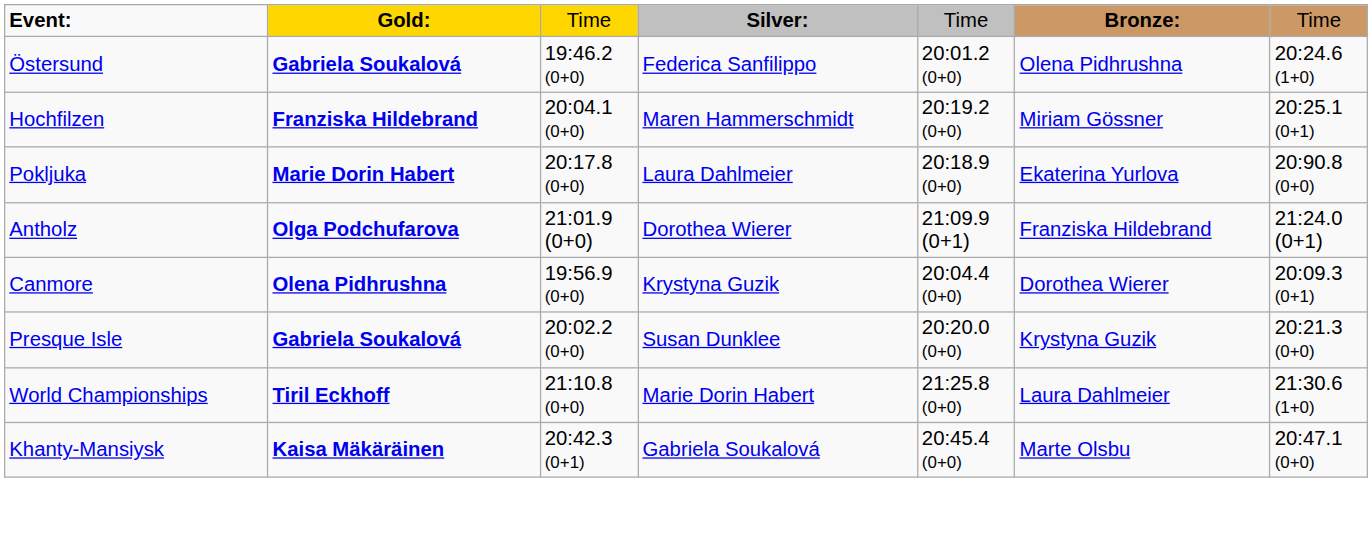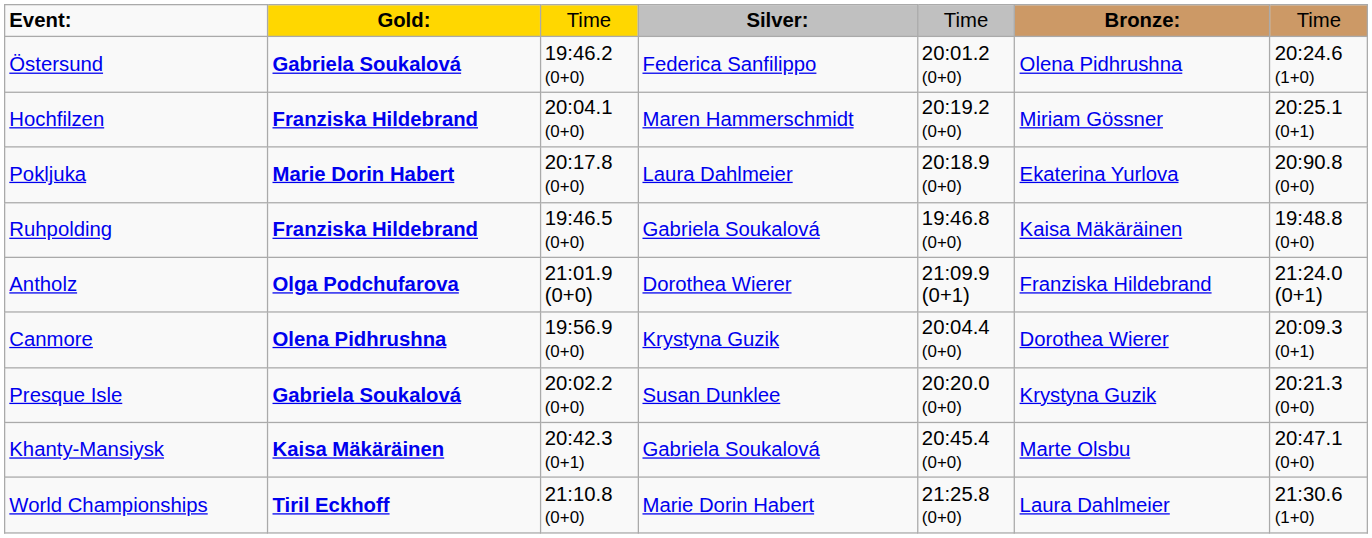+ row: (61, 229)
rows swapped: (109, 394) <-> (87, 449)
